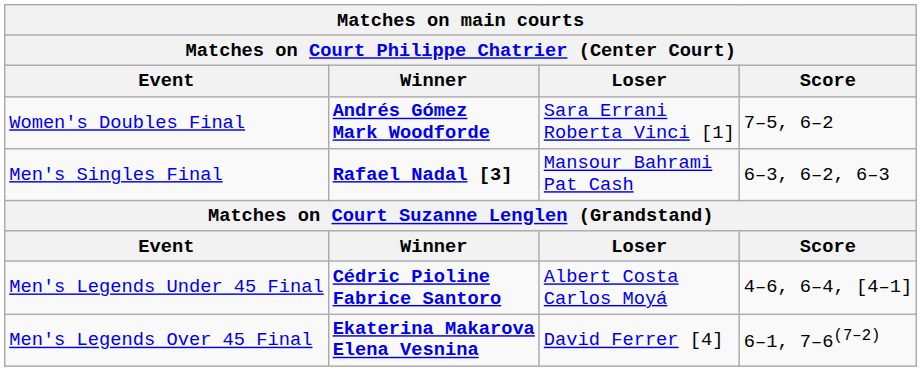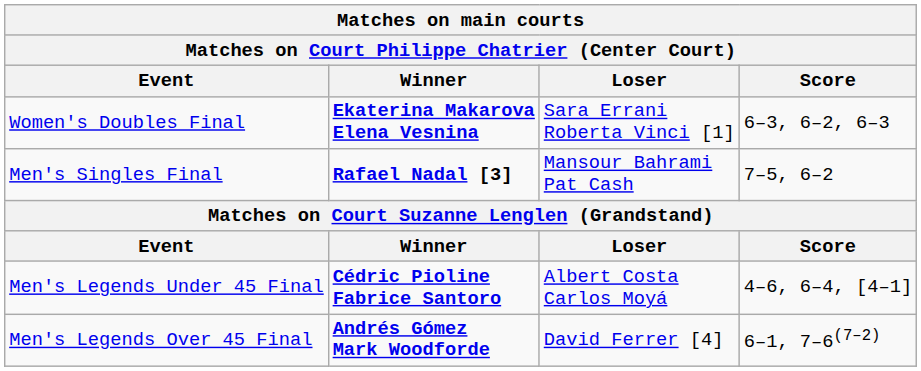(411, 122) Andrés Gómez Mark Woodforde -> (434, 122) Ekaterina Makarova Elena Vesnina
(789, 122) 7–5, 6–2 -> (817, 122) 6–3, 6–2, 6–3
(817, 174) 6–3, 6–2, 6–3 -> (789, 174) 7–5, 6–2
(434, 340) Ekaterina Makarova Elena Vesnina -> (411, 340) Andrés Gómez Mark Woodforde
